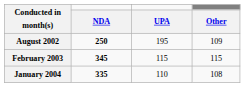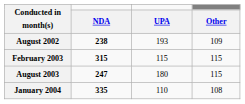(101, 41) 250 -> (101, 41) 238
(162, 41) 195 -> (162, 41) 193
(101, 58) 345 -> (101, 58) 315
+ row: (38, 74)
